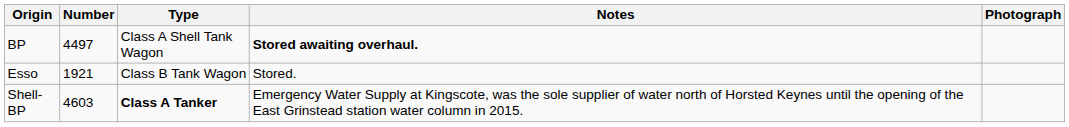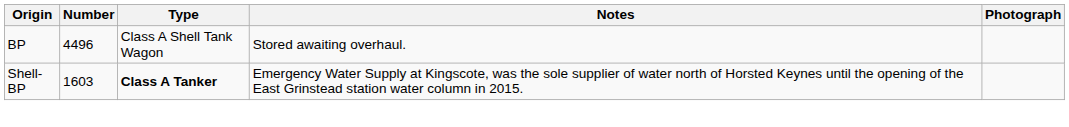(78, 44) 4497 -> (78, 44) 4496
(335, 44) bold -> (329, 44) normal
- row: (23, 73)
(78, 102) 4603 -> (78, 81) 1603
